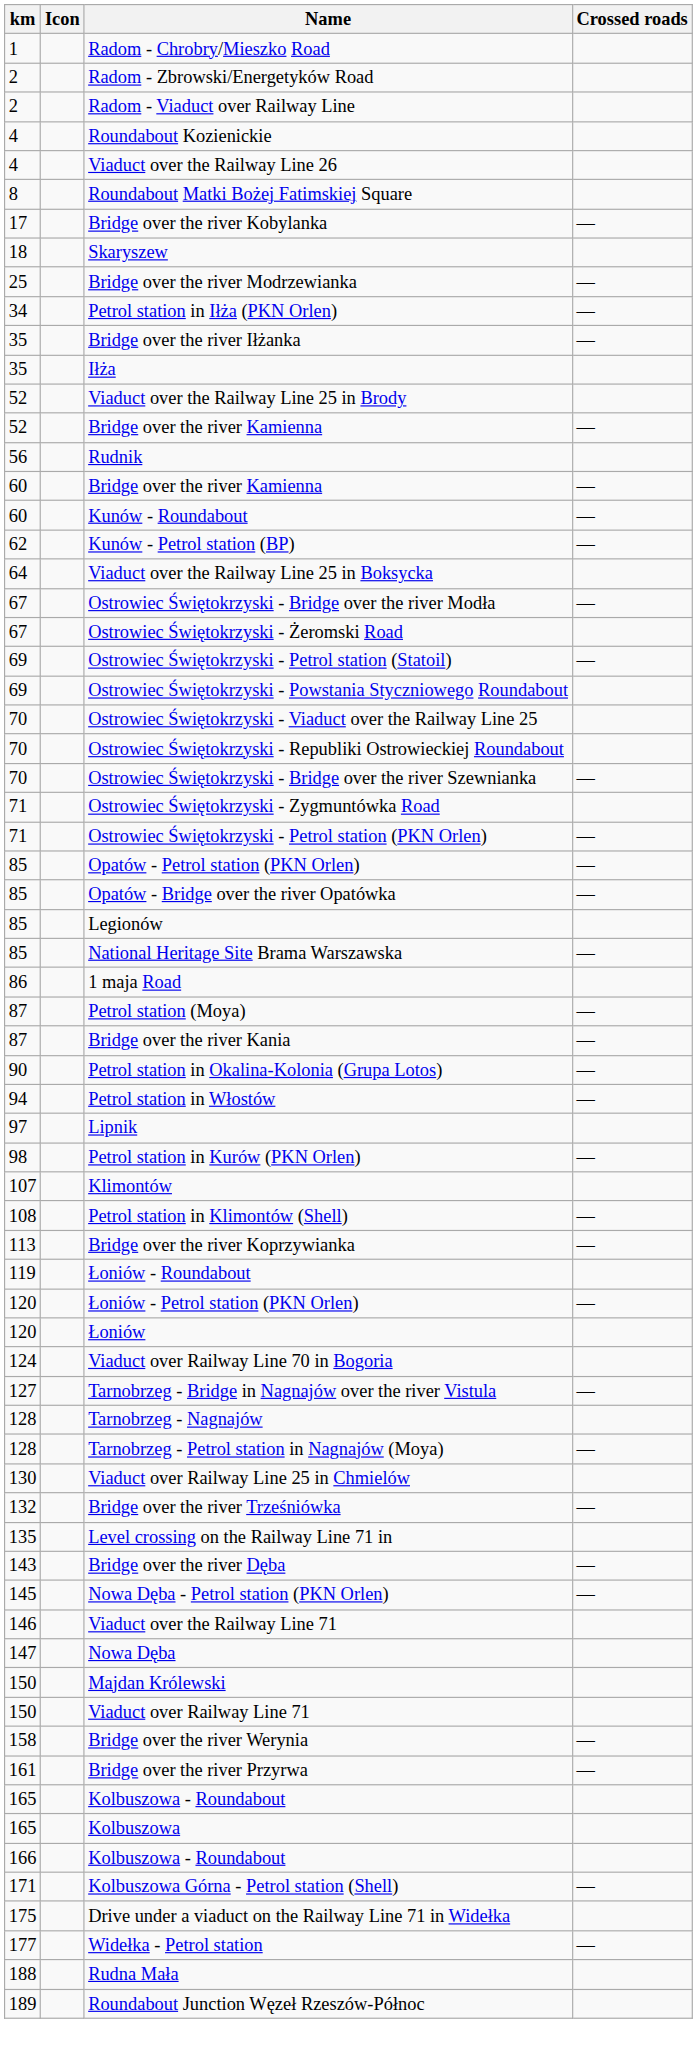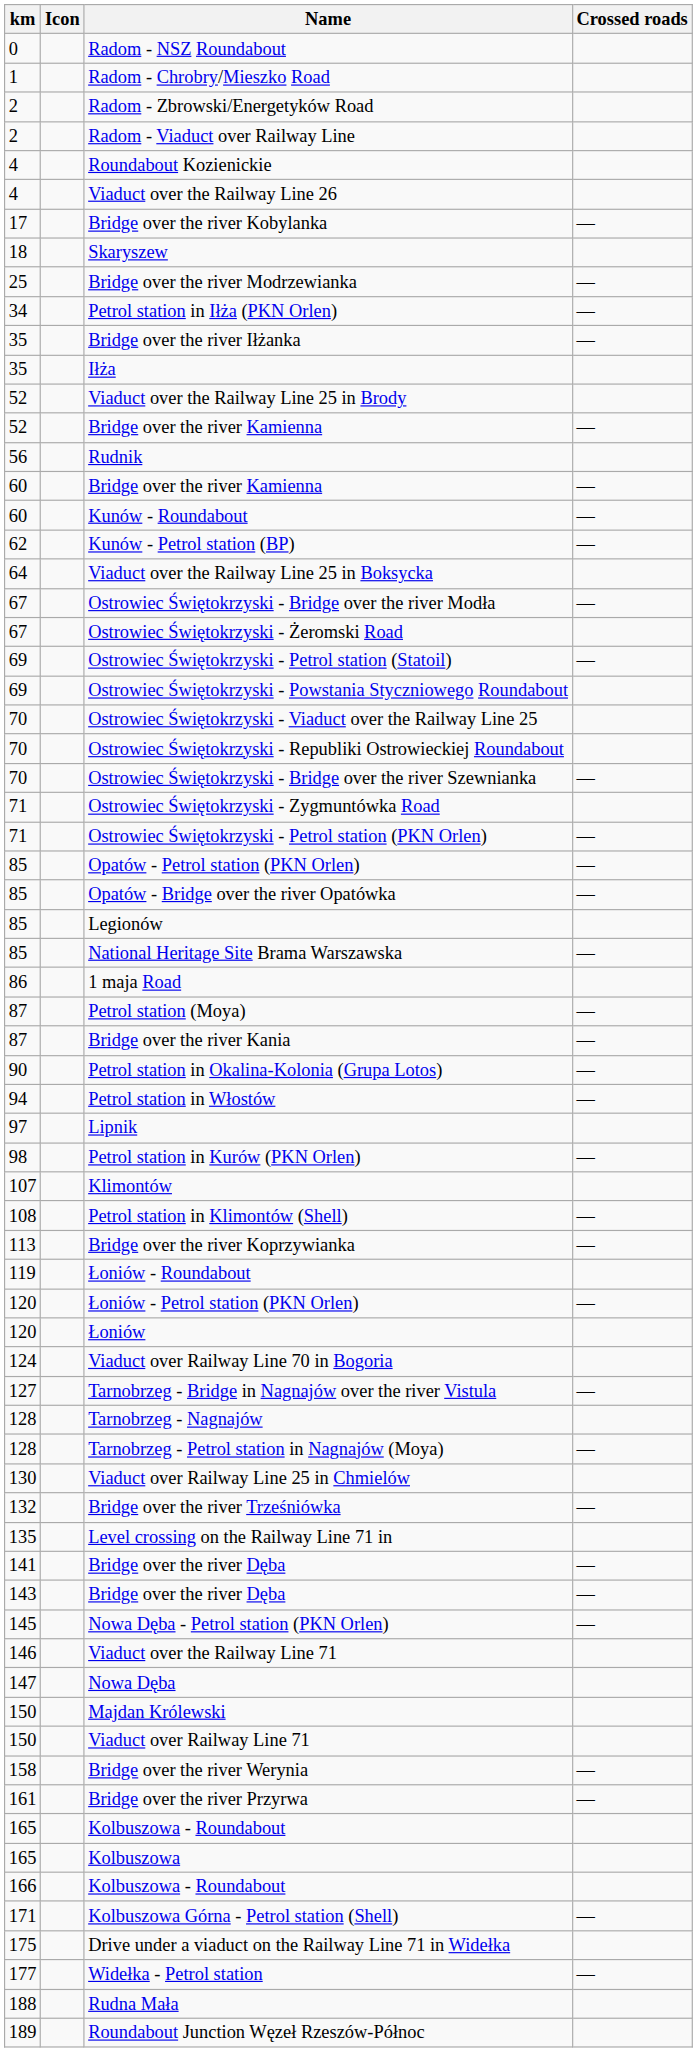+ row: (13, 48)
- row: (13, 194)
+ row: (23, 1565)
